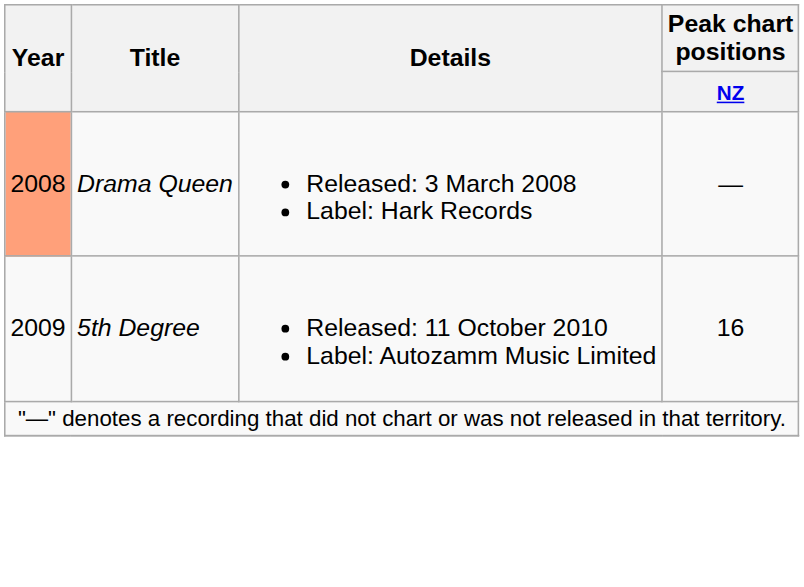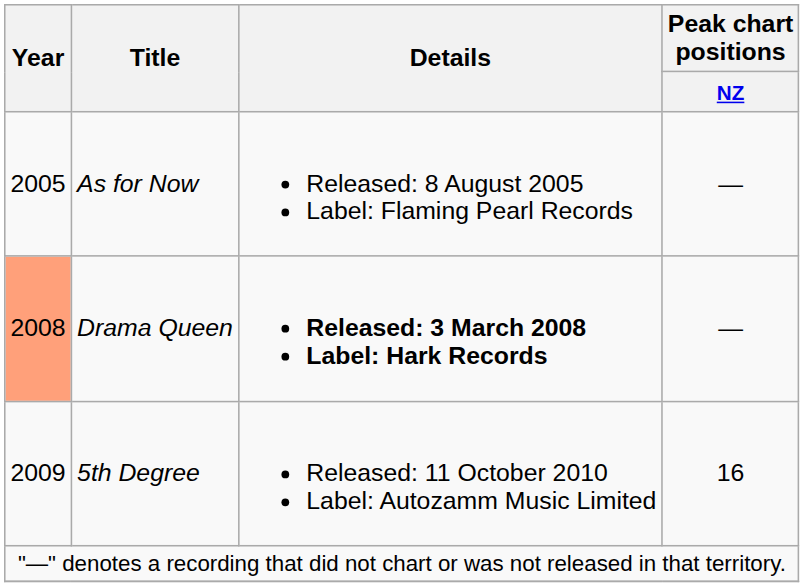+ row: (138, 183)
(450, 198) normal -> (450, 342) bold
